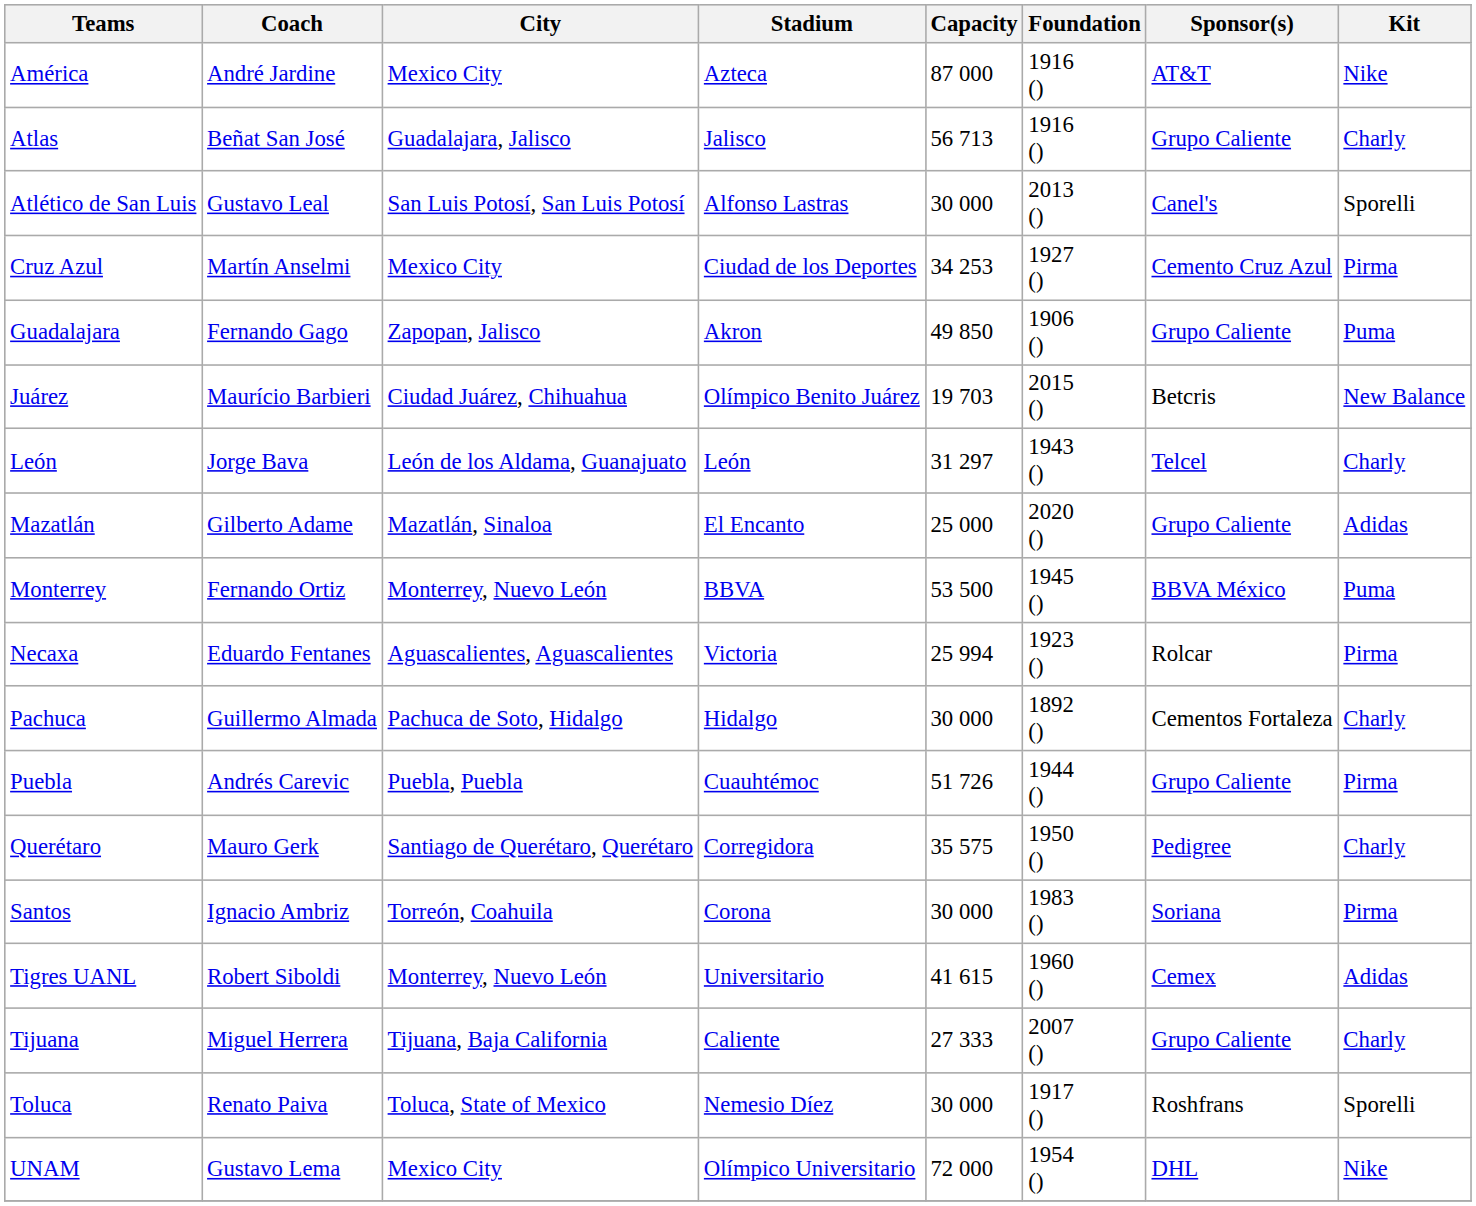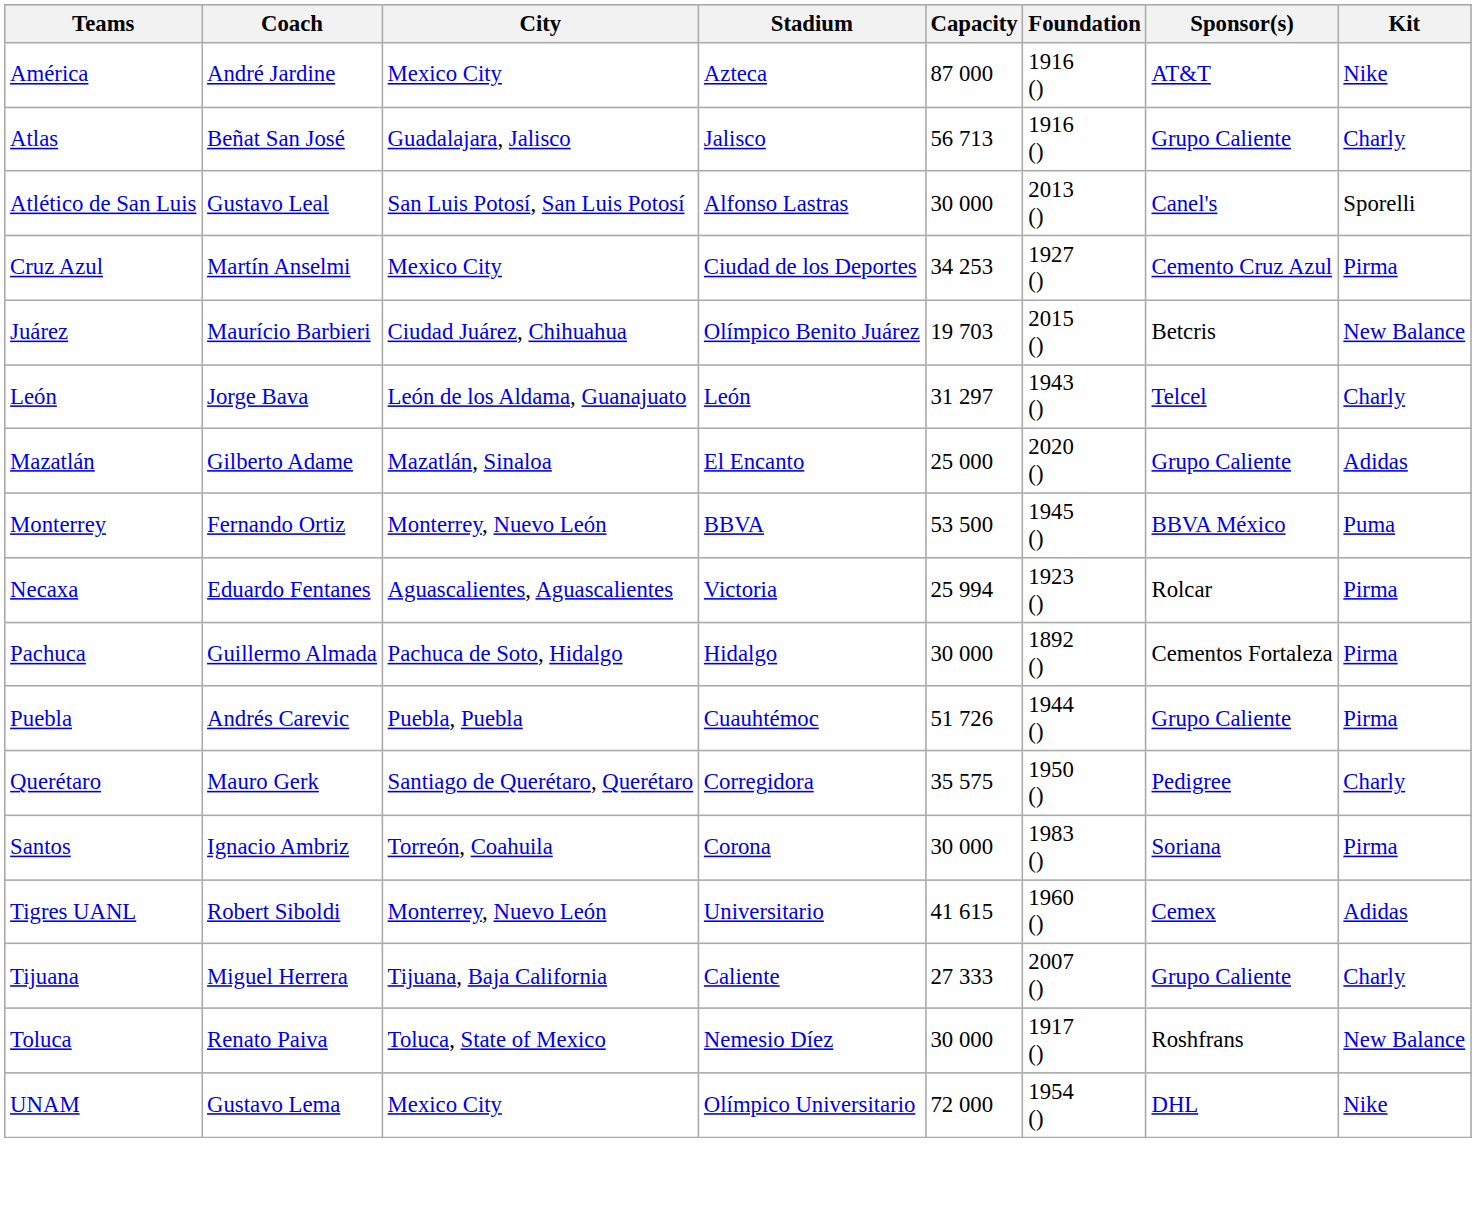- row: (65, 332)
(1374, 718) Charly -> (1371, 654) Pirma
(1379, 1104) Sporelli -> (1404, 1040) New Balance
